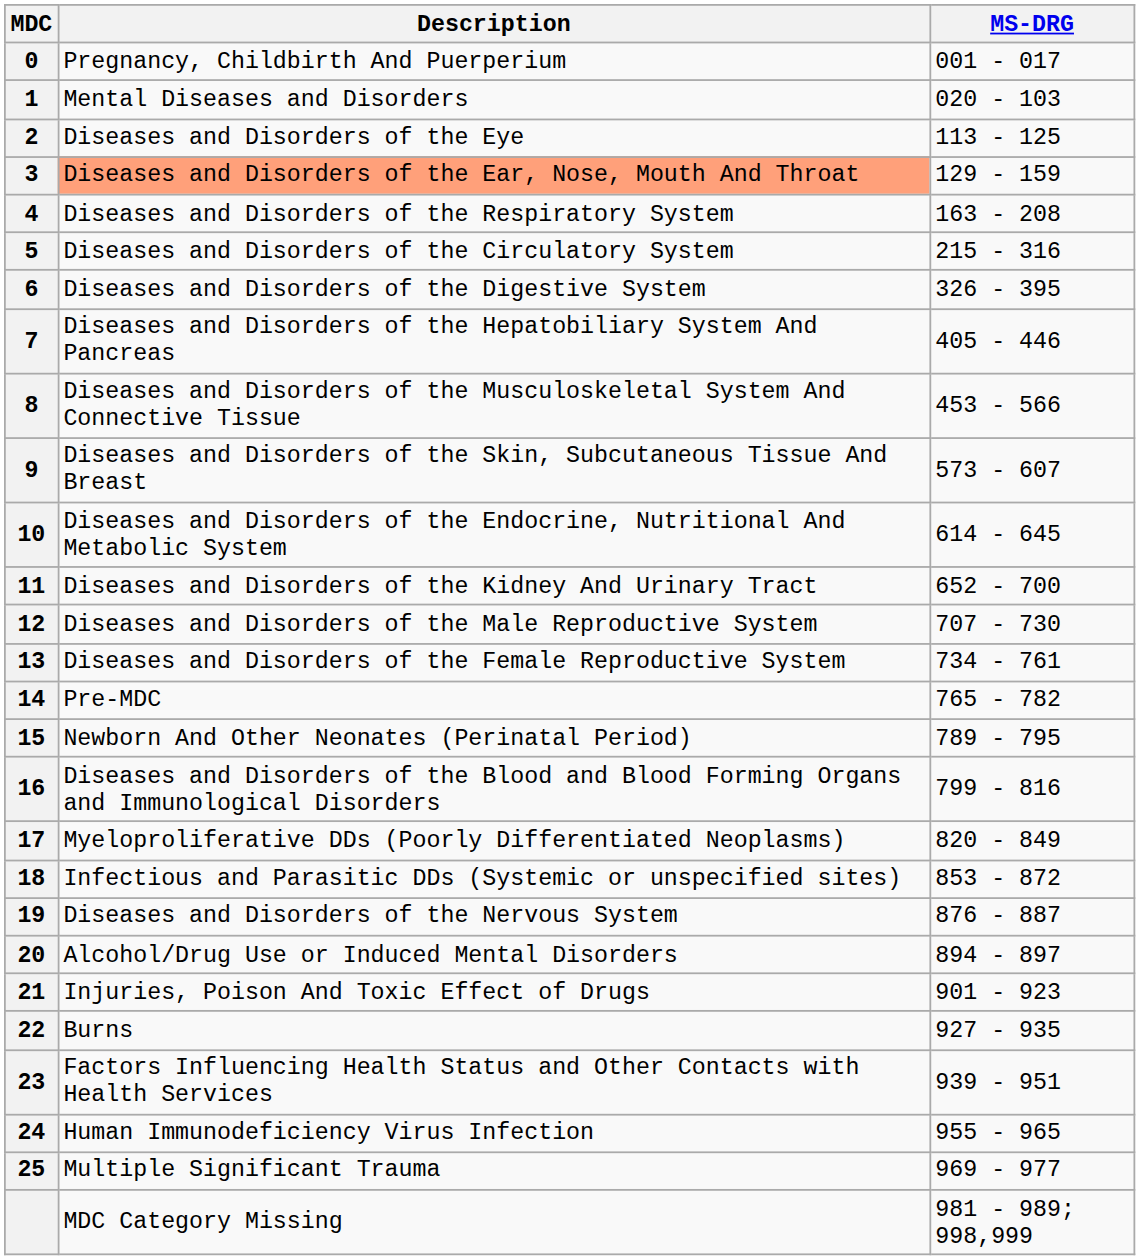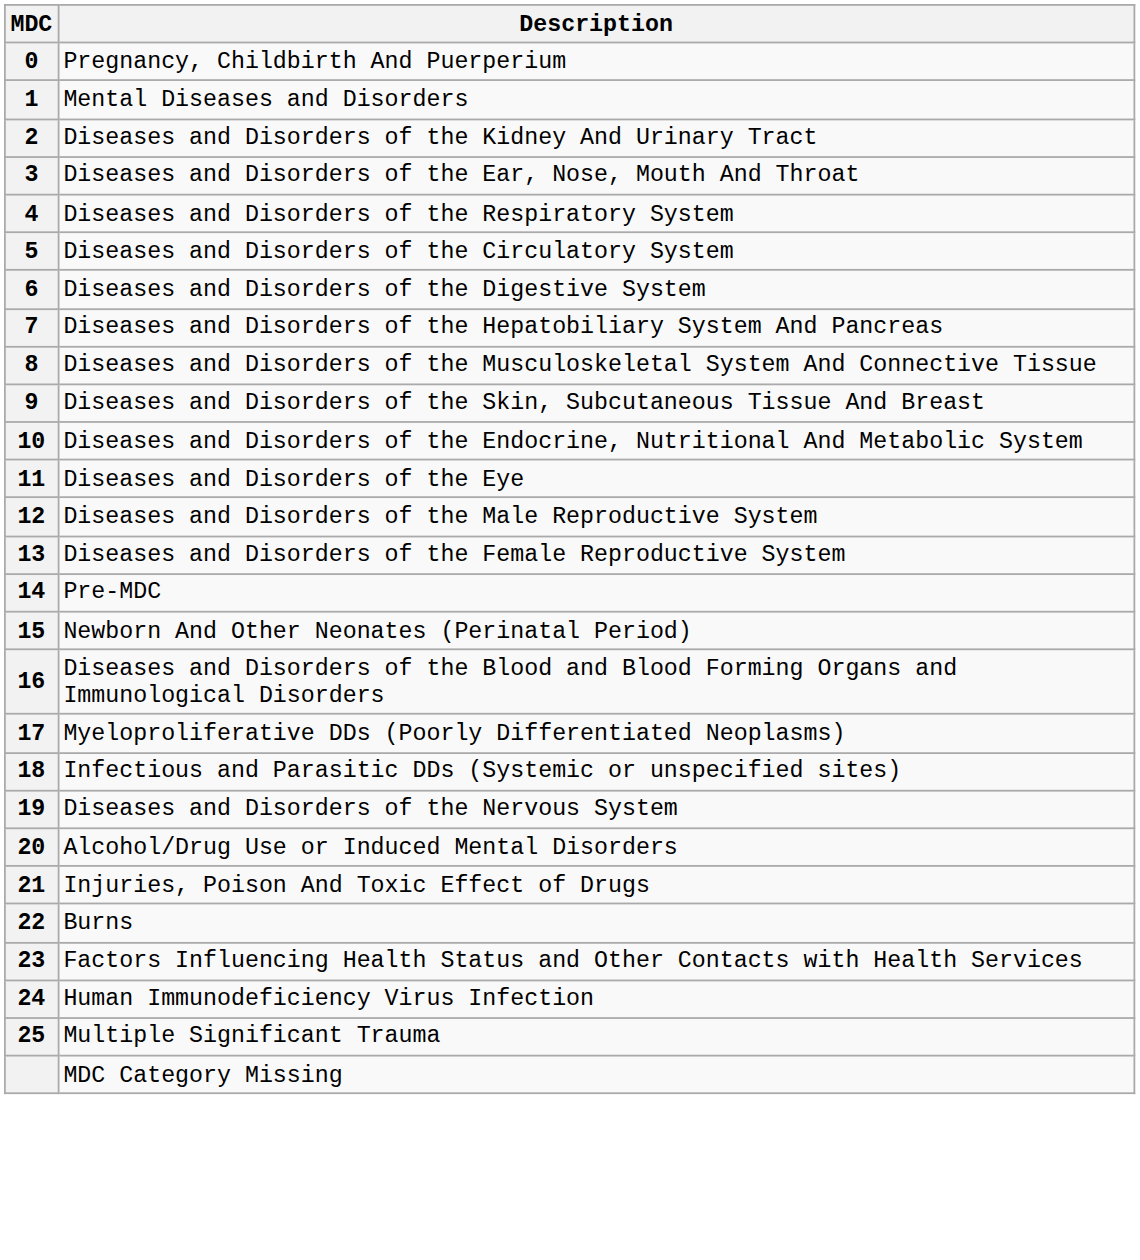- column: (1032, 24)
(294, 138) Diseases and Disorders of the Eye -> (440, 138) Diseases and Disorders of the Kidney And Urinary Tract
(461, 176) lightsalmon background -> (461, 176) no background
(440, 586) Diseases and Disorders of the Kidney And Urinary Tract -> (294, 479) Diseases and Disorders of the Eye
